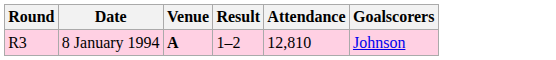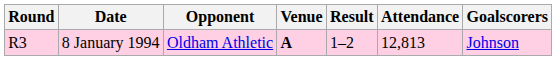+ column: (220, 17)
(289, 42) 12,810 -> (403, 42) 12,813
